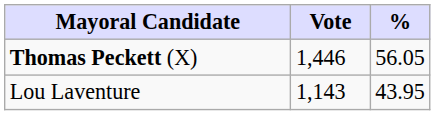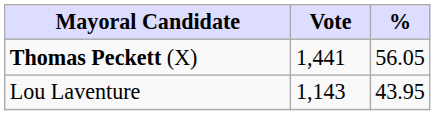(321, 57) 1,446 -> (321, 57) 1,441
